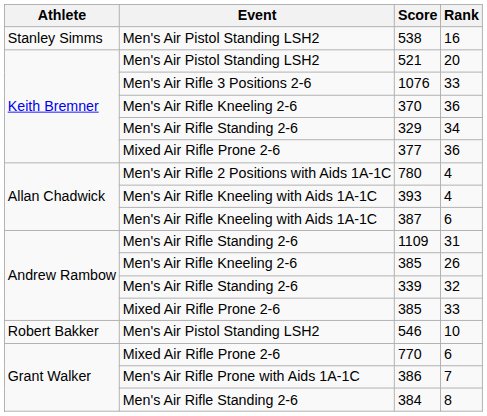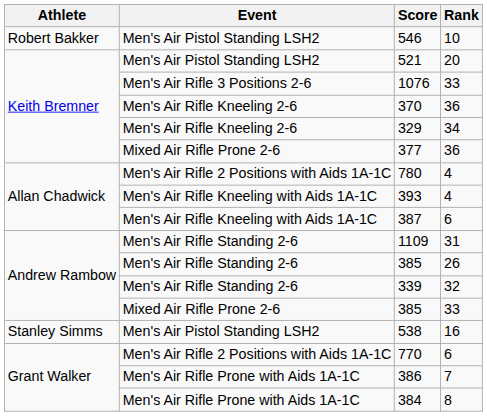rows swapped: (410, 331) <-> (410, 38)
(210, 128) Men's Air Rifle Standing 2-6 -> (210, 128) Men's Air Rifle Kneeling 2-6
(210, 264) Men's Air Rifle Kneeling 2-6 -> (210, 264) Men's Air Rifle Standing 2-6
(201, 354) Mixed Air Rifle Prone 2-6 -> (257, 354) Men's Air Rifle 2 Positions with Aids 1A-1C
(210, 399) Men's Air Rifle Standing 2-6 -> (241, 399) Men's Air Rifle Prone with Aids 1A-1C
